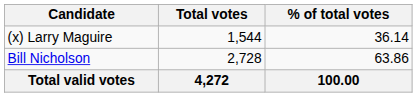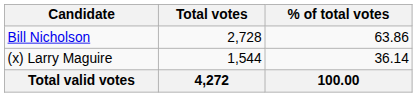rows swapped: (49, 59) <-> (60, 37)
